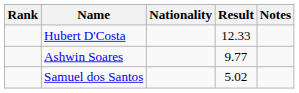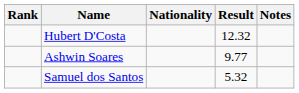(236, 35) 12.33 -> (236, 35) 12.32
(236, 77) 5.02 -> (236, 77) 5.32
